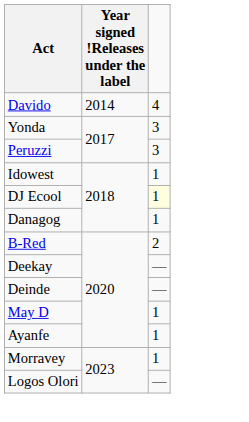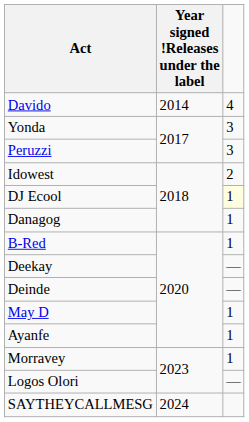(156, 173) 1 -> (230, 173) 2
(156, 243) 2 -> (230, 243) 1
+ row: (80, 404)
